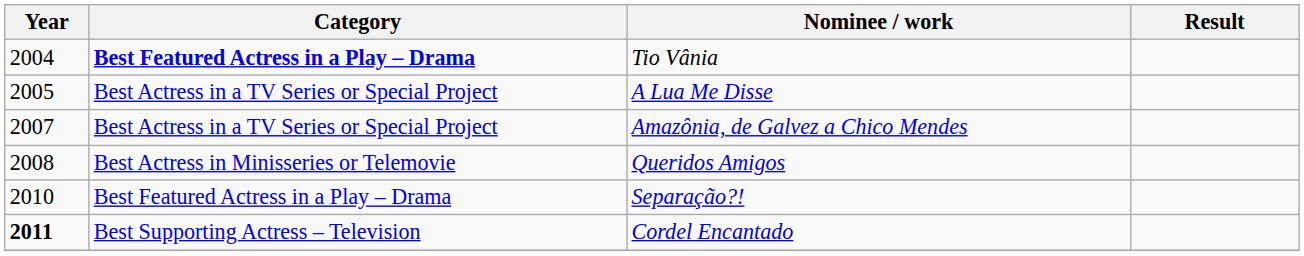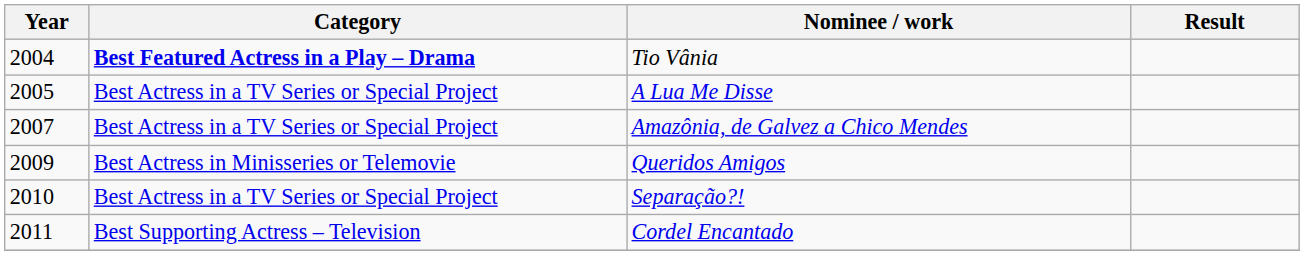(32, 162) 2008 -> (32, 162) 2009
(273, 197) Best Featured Actress in a Play – Drama -> (296, 197) Best Actress in a TV Series or Special Project
(31, 232) bold -> (31, 232) normal
